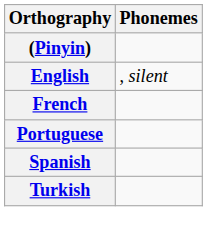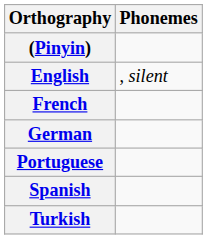+ row: (60, 133)
